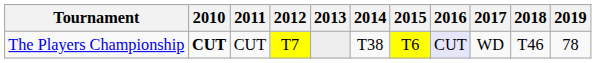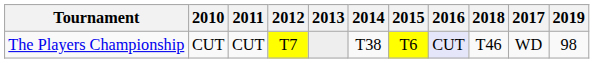columns swapped: (490, 18) <-> (530, 18)
(209, 44) bold -> (208, 44) normal
(570, 44) 78 -> (569, 44) 98
